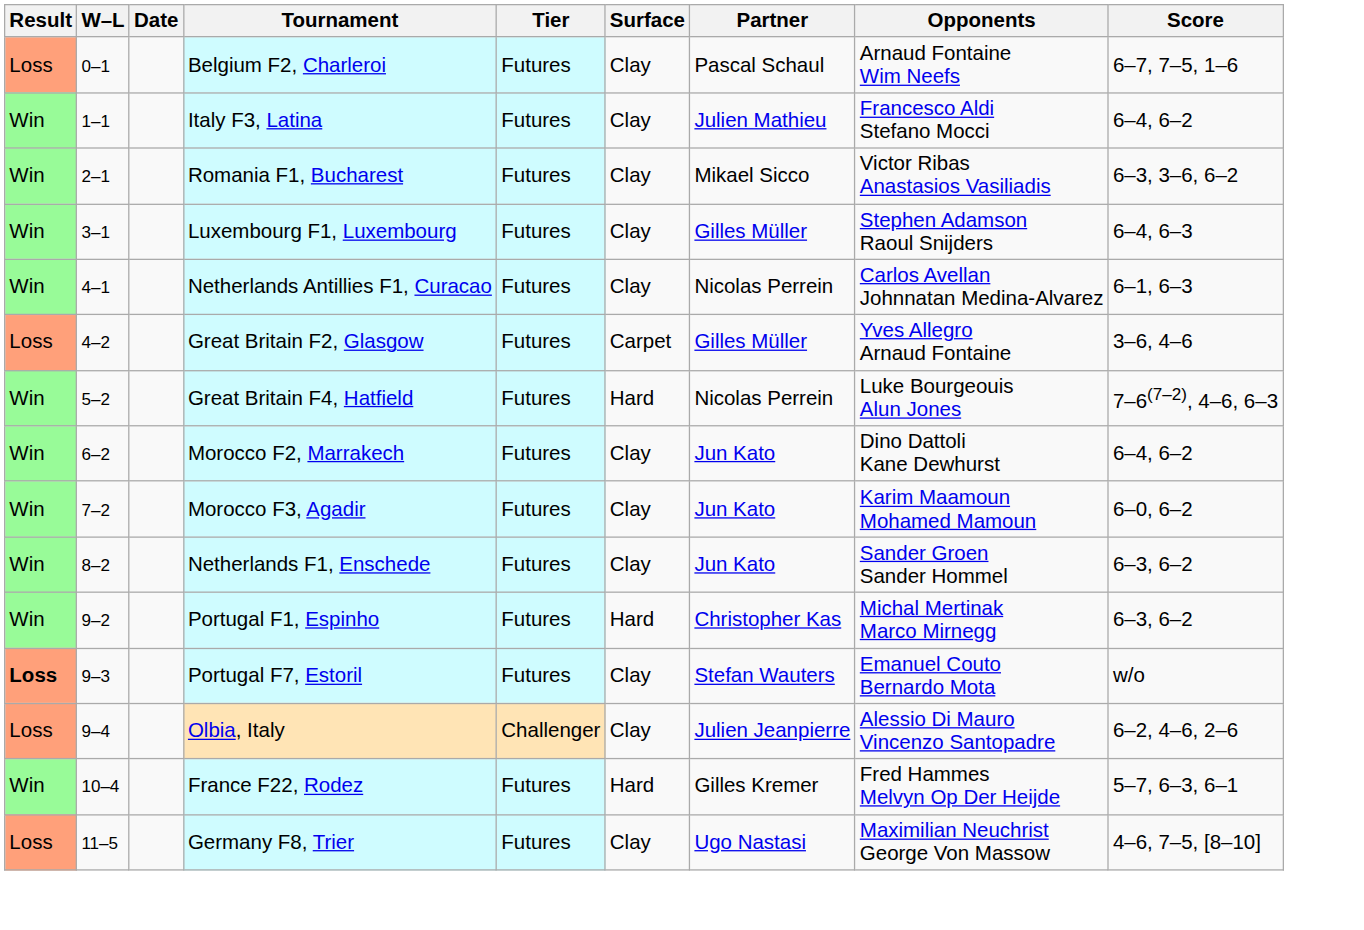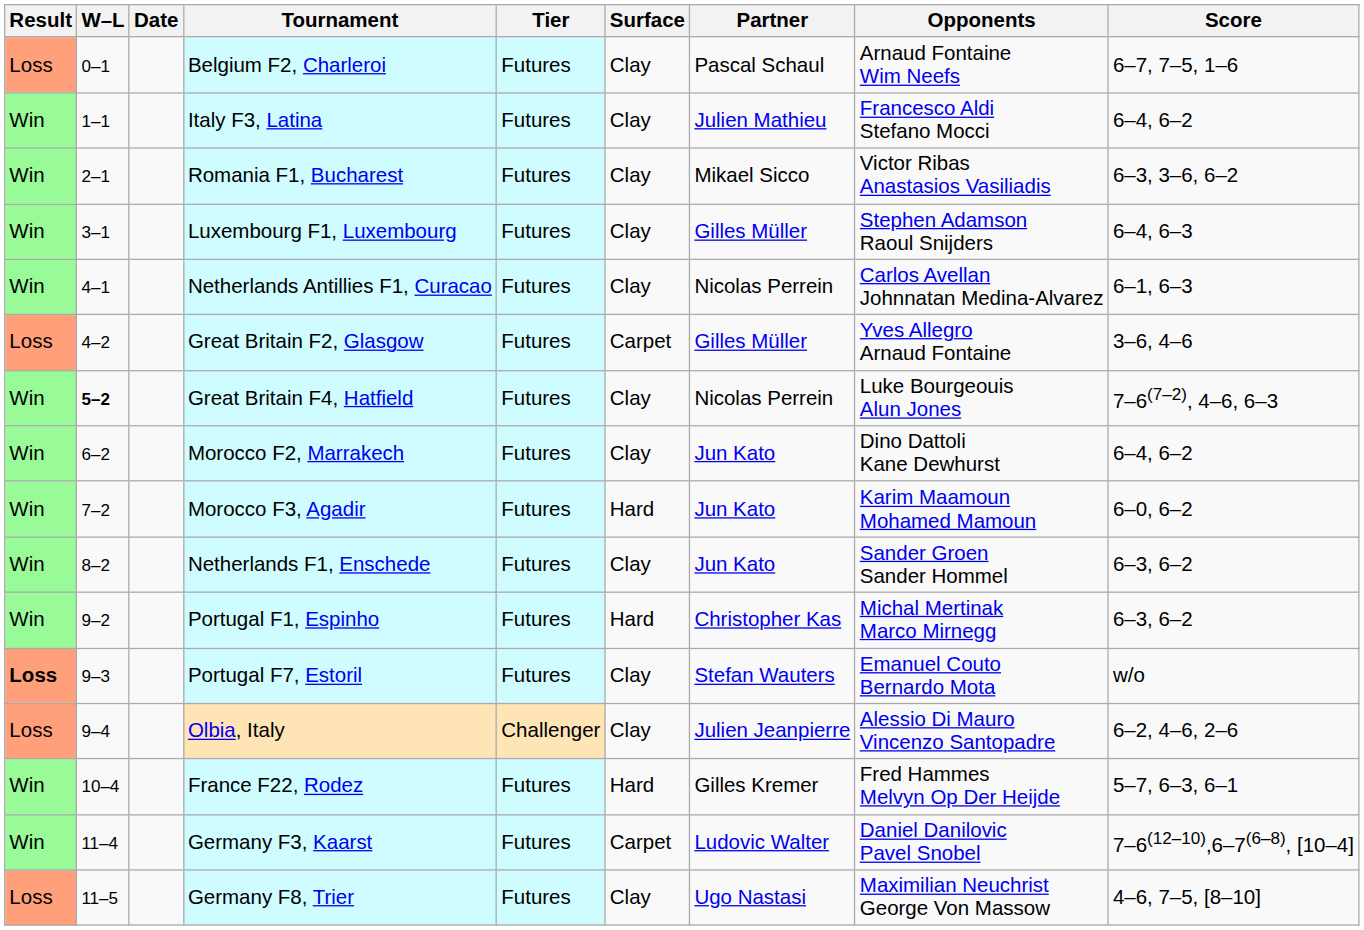(96, 399) normal -> (96, 397) bold
(632, 397) Hard -> (630, 397) Clay
(630, 508) Clay -> (632, 508) Hard
+ row: (280, 842)
